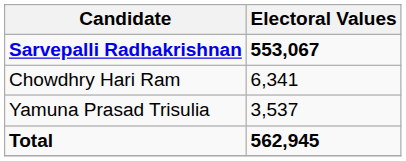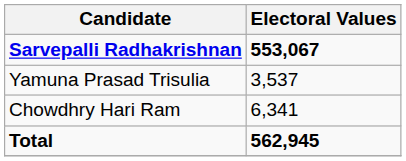rows swapped: (95, 79) <-> (109, 110)
